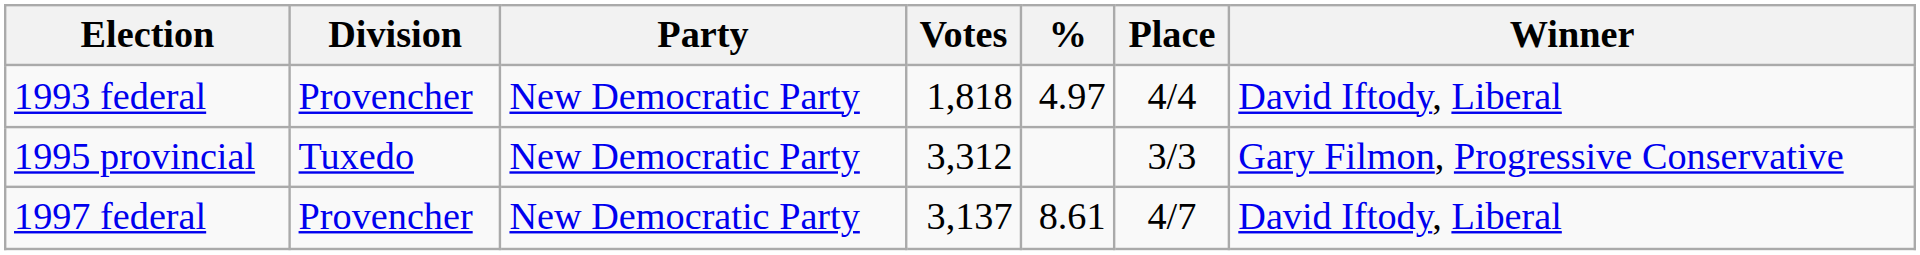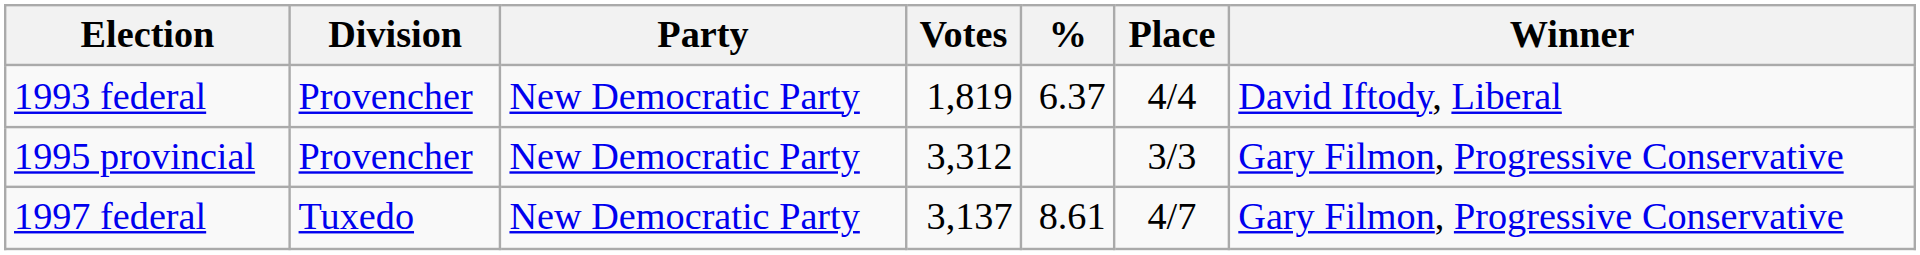(970, 95) 1,818 -> (970, 95) 1,819
(1072, 95) 4.97 -> (1072, 95) 6.37
(356, 156) Tuxedo -> (386, 156) Provencher
(386, 216) Provencher -> (356, 216) Tuxedo
(1400, 216) David Iftody, Liberal -> (1541, 216) Gary Filmon, Progressive Conservative
